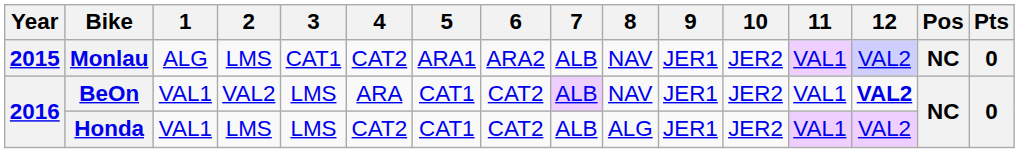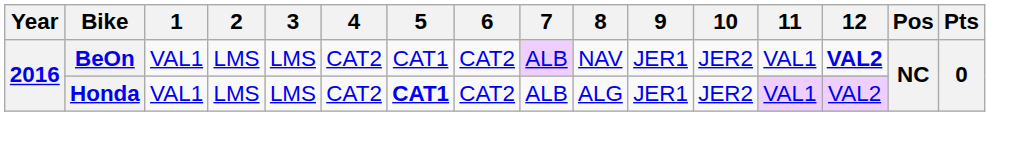- row: (109, 57)
(249, 93) VAL2 -> (237, 57) LMS
(379, 93) ARA -> (354, 57) CAT2
(447, 128) normal -> (421, 93) bold
